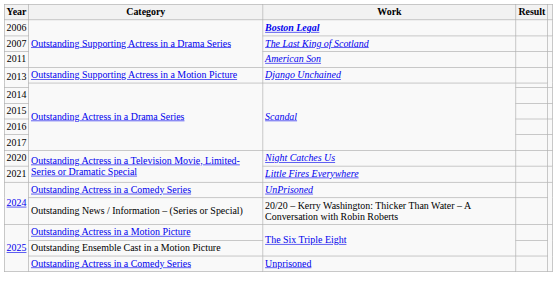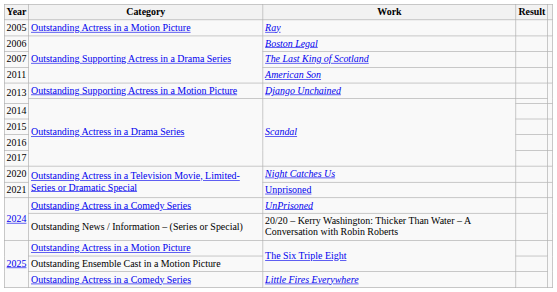+ row: (17, 28)
(292, 28) bold -> (291, 43) normal
(312, 174) Little Fires Everywhere -> (288, 189) Unprisoned
(288, 264) Unprisoned -> (312, 279) Little Fires Everywhere
